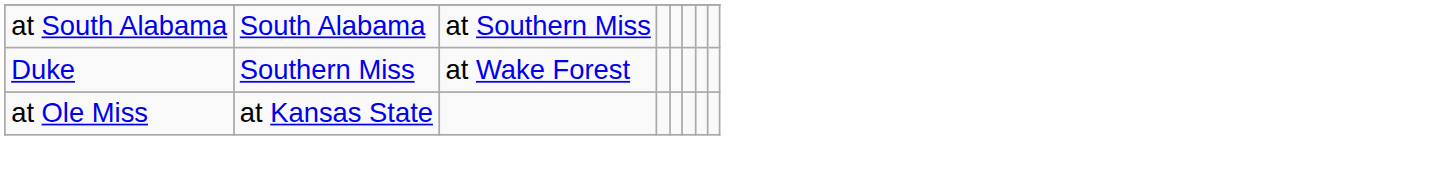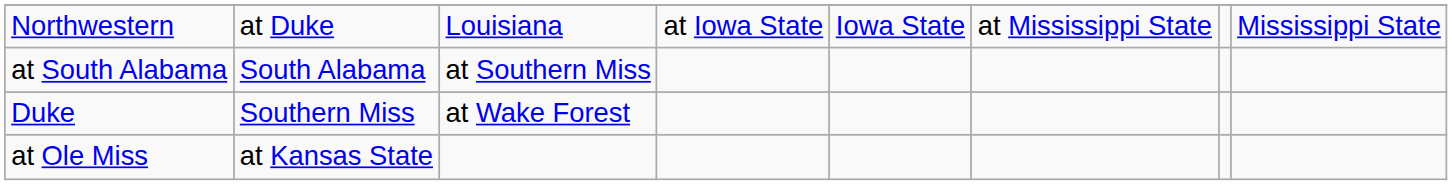+ row: (93, 26)
